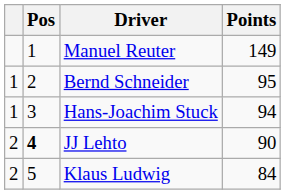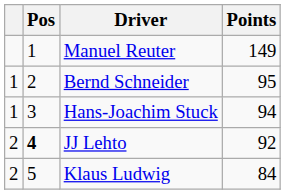(267, 143) 90 -> (267, 143) 92
